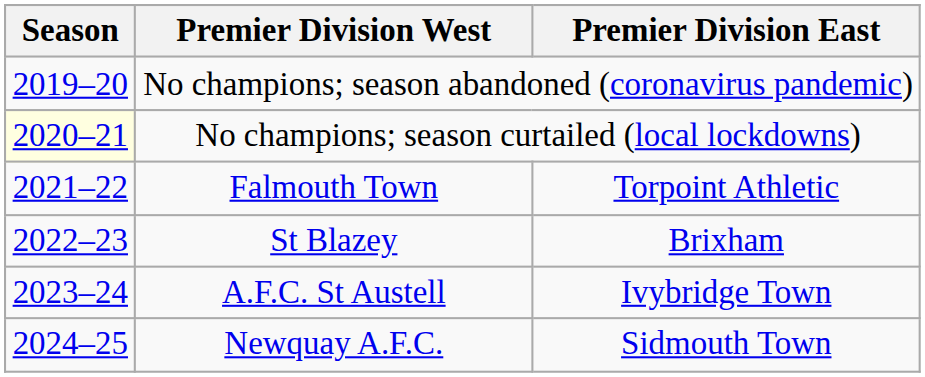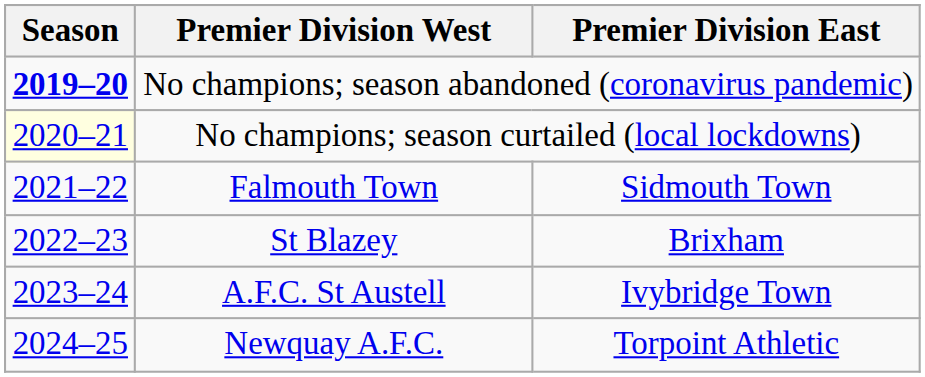(70, 82) normal -> (70, 82) bold
(726, 187) Torpoint Athletic -> (726, 187) Sidmouth Town
(726, 344) Sidmouth Town -> (726, 344) Torpoint Athletic
